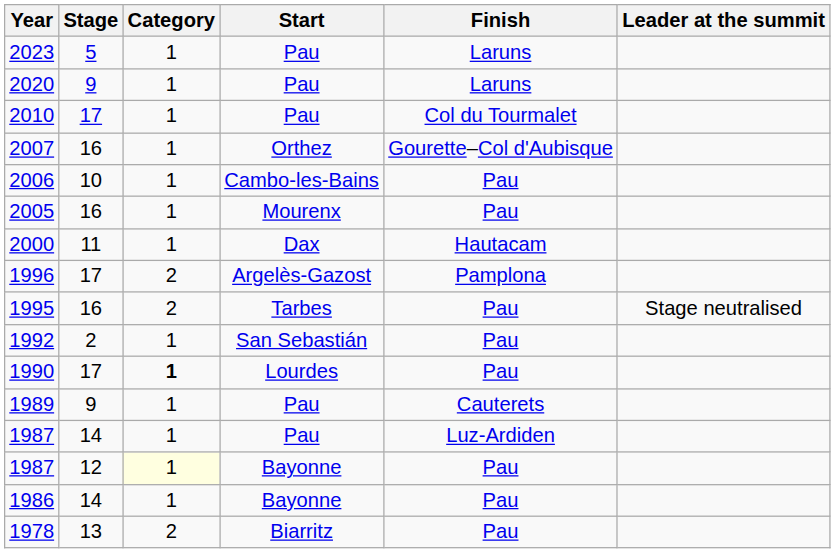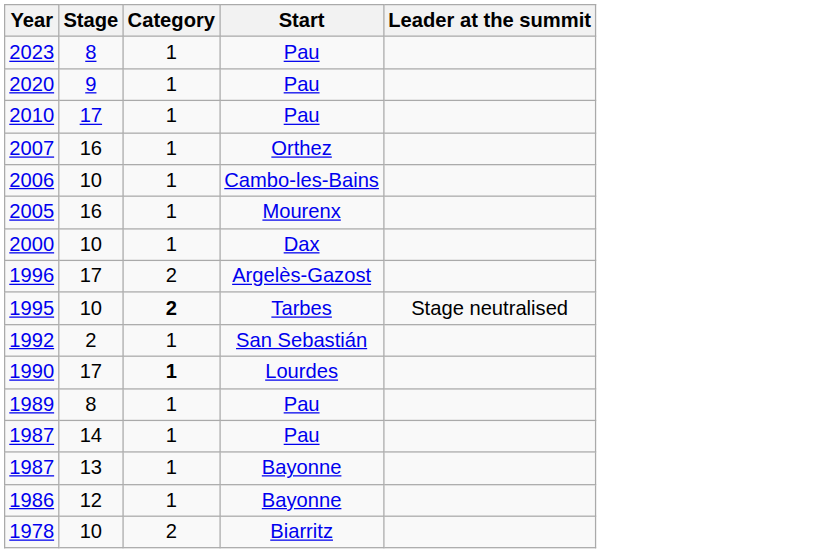- column: (501, 20)
(91, 52) 5 -> (91, 52) 8
(91, 244) 11 -> (91, 244) 10
(91, 308) 16 -> (91, 308) 10
(171, 308) normal -> (171, 308) bold
(91, 404) 9 -> (91, 404) 8
(91, 468) 12 -> (91, 468) 13
(171, 468) lightyellow background -> (171, 468) no background
(91, 500) 14 -> (91, 500) 12
(91, 532) 13 -> (91, 532) 10
